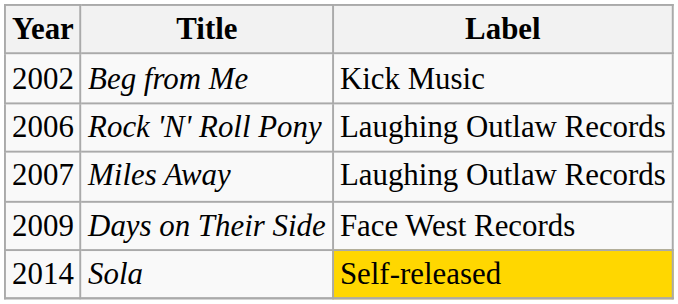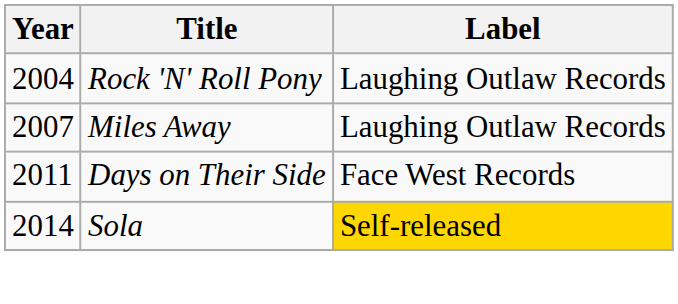- row: (168, 77)
(43, 126) 2006 -> (43, 77) 2004
(43, 224) 2009 -> (42, 175) 2011
